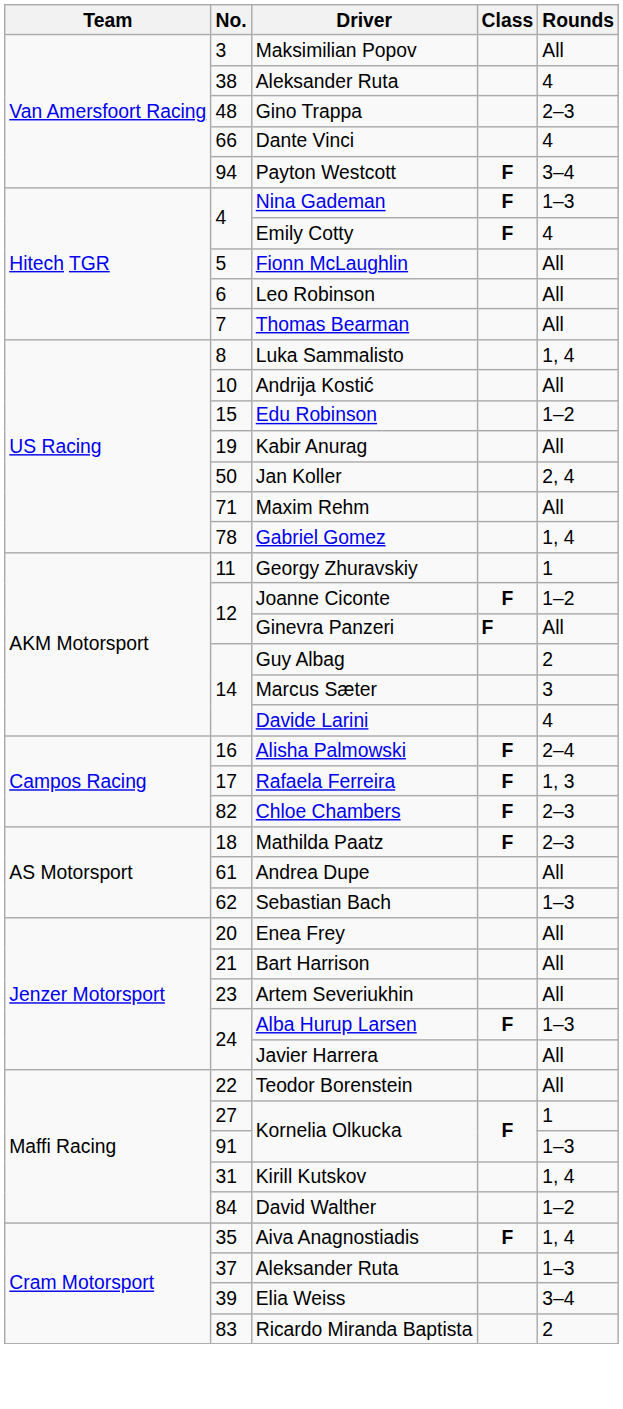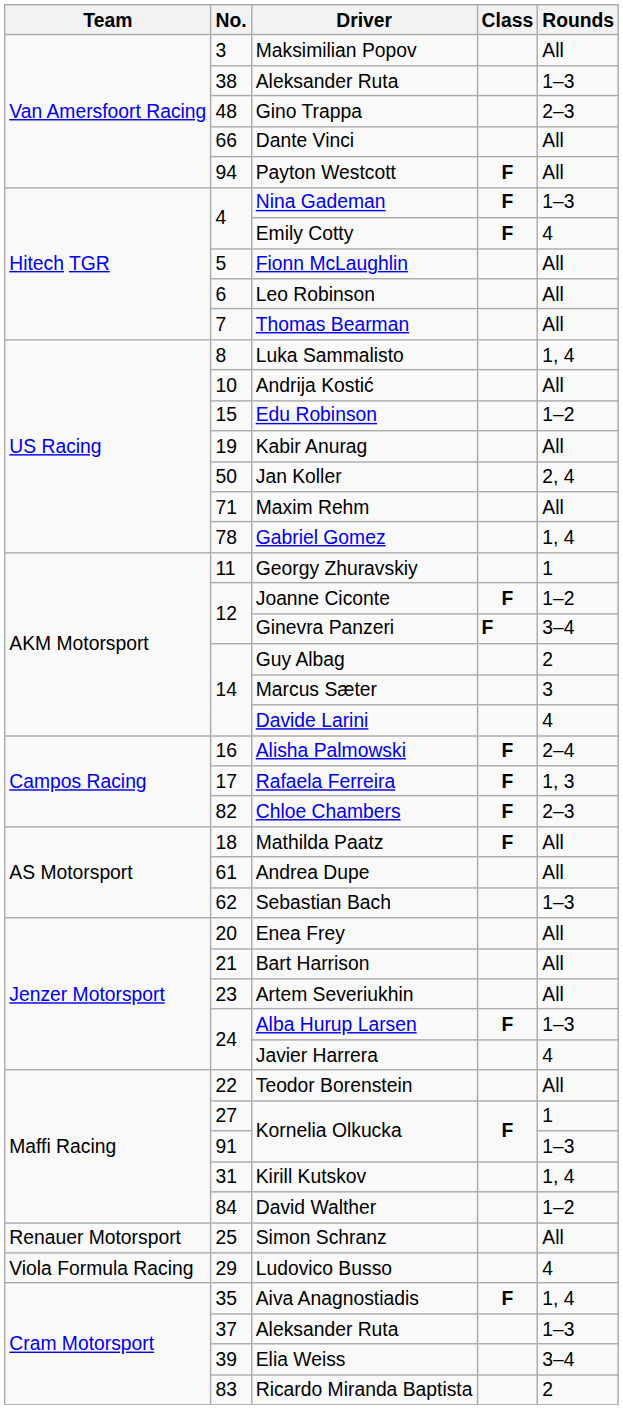(548, 80) 4 -> (558, 80) 1–3
(548, 141) 4 -> (553, 141) All
(558, 172) 3–4 -> (553, 172) All
(553, 628) All -> (558, 628) 3–4
(558, 841) 2–3 -> (553, 841) All
(553, 1055) All -> (548, 1055) 4
+ row: (226, 1237)
+ row: (226, 1268)
